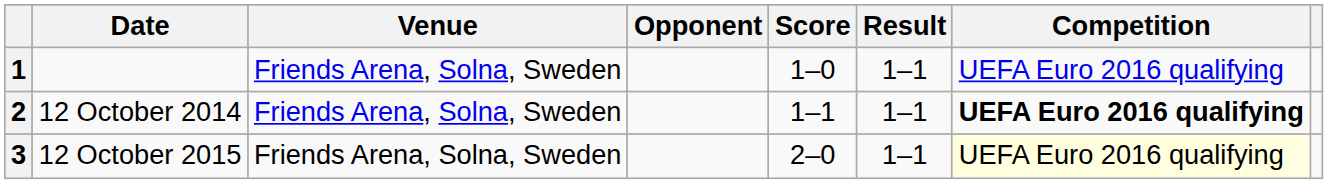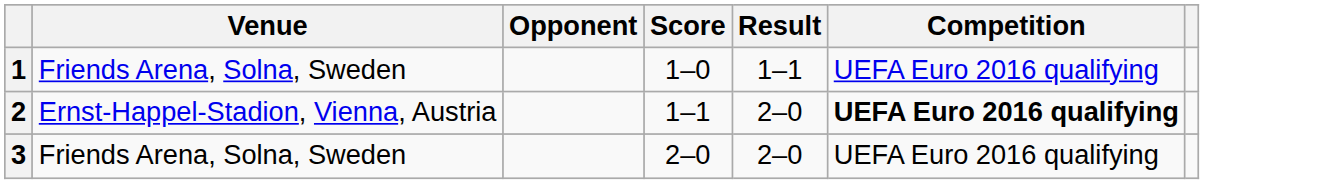- column: (140, 26)
(438, 112) Friends Arena, Solna, Sweden -> (268, 112) Ernst-Happel-Stadion, Vienna, Austria
(905, 112) 1–1 -> (780, 112) 2–0
(905, 155) 1–1 -> (780, 155) 2–0
(1121, 155) lightyellow background -> (996, 155) no background
